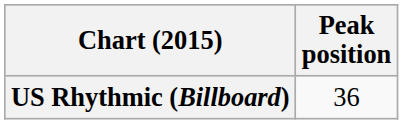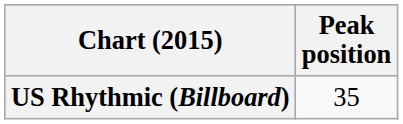(347, 97) 36 -> (347, 97) 35
